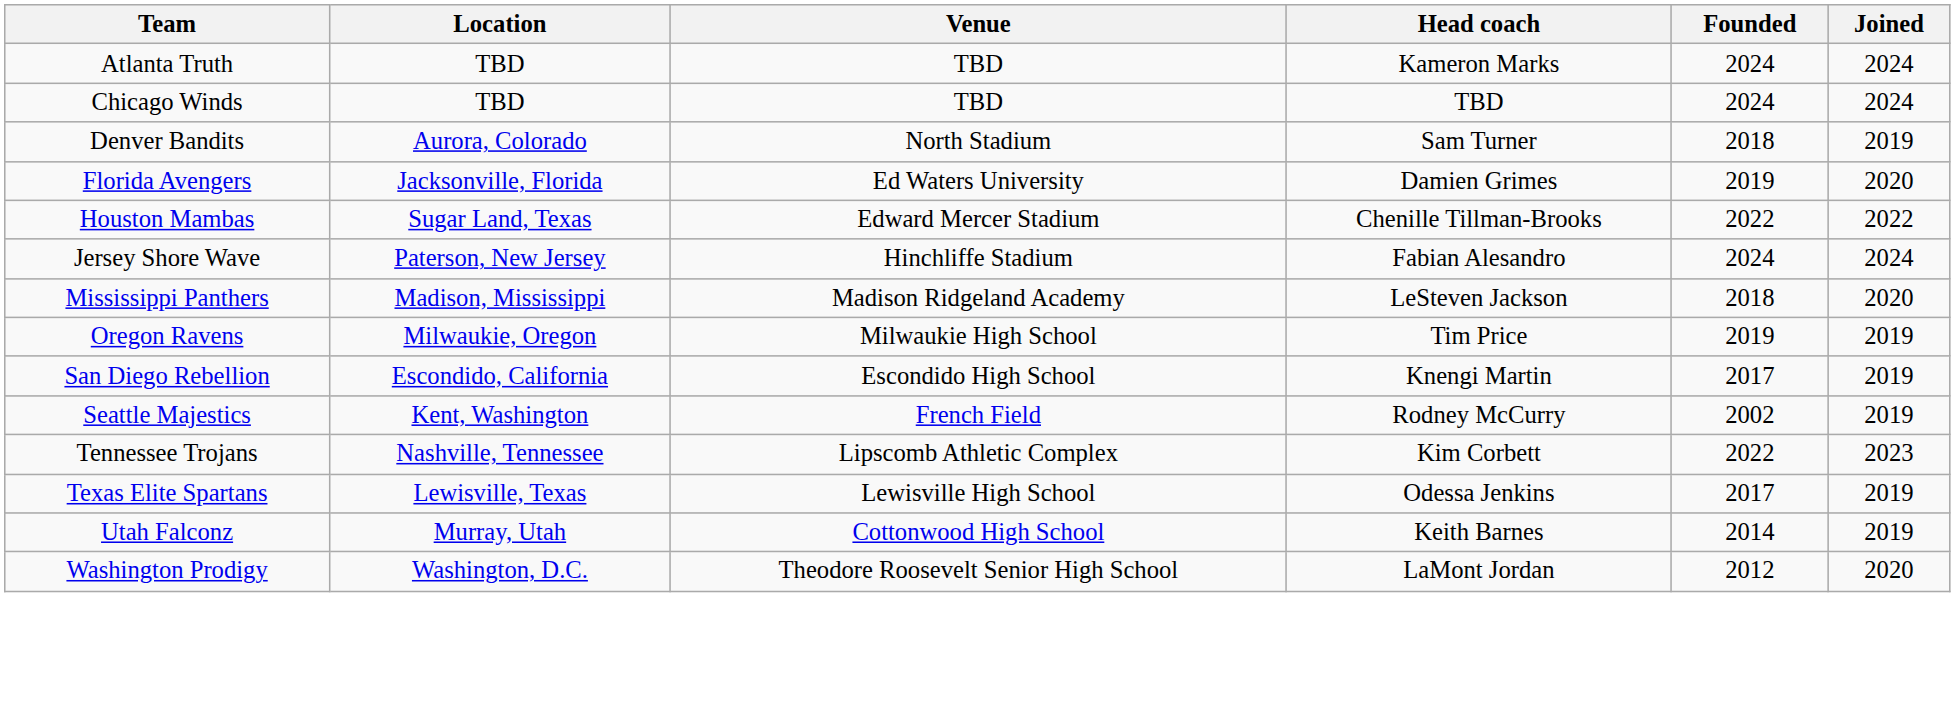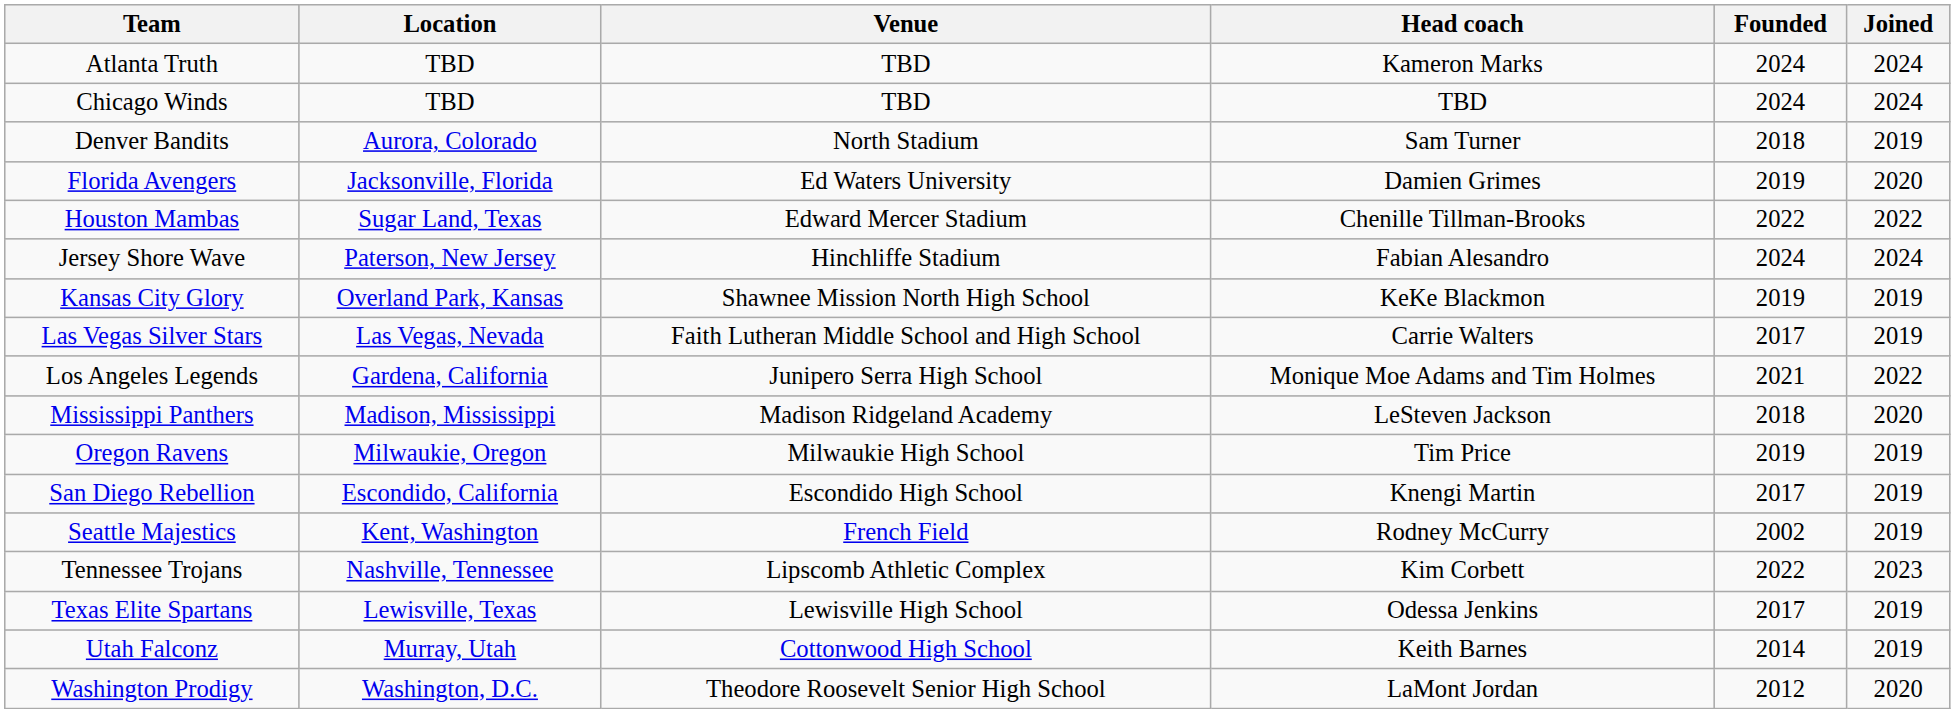+ row: (152, 297)
+ row: (152, 336)
+ row: (152, 375)
